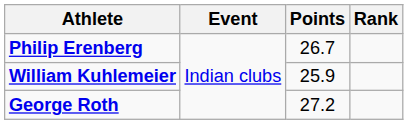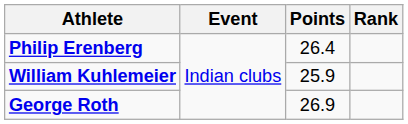(317, 48) 26.7 -> (317, 48) 26.4
(317, 105) 27.2 -> (317, 105) 26.9
